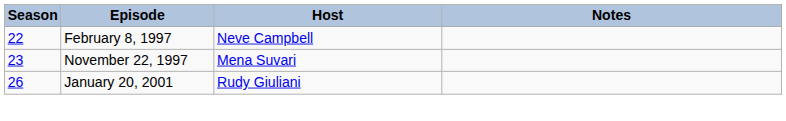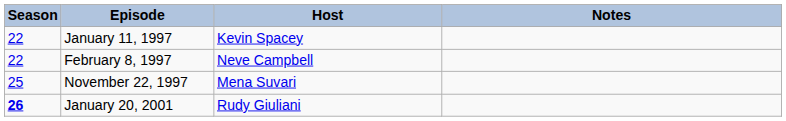+ row: (118, 37)
(16, 60) 23 -> (16, 82) 25
(16, 82) normal -> (16, 104) bold
